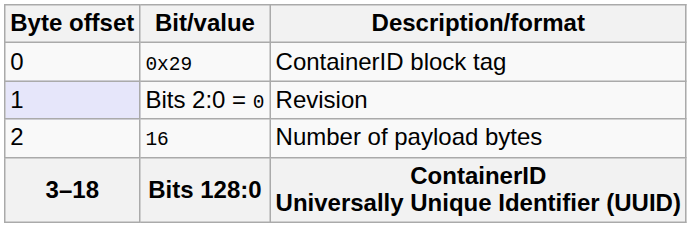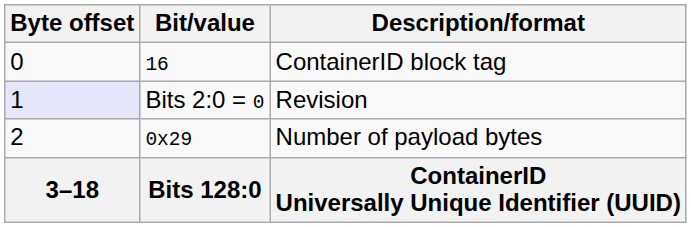(169, 64) 0x29 -> (157, 64) 16
(157, 140) 16 -> (169, 140) 0x29
